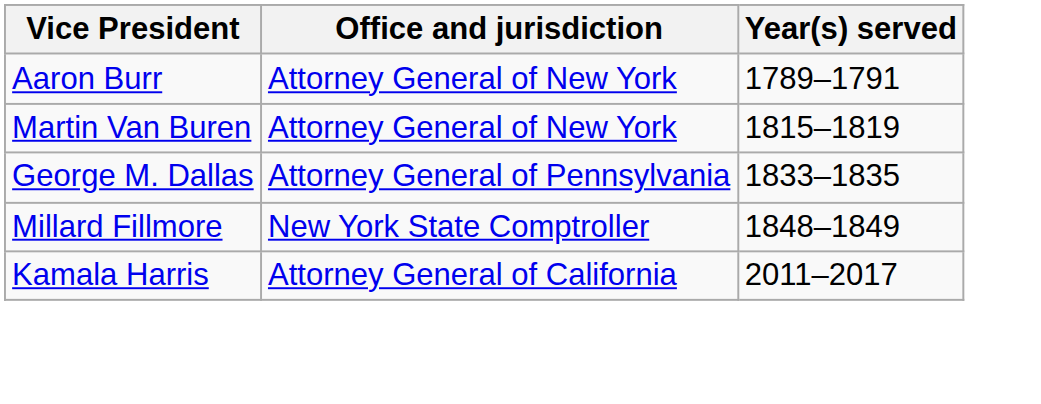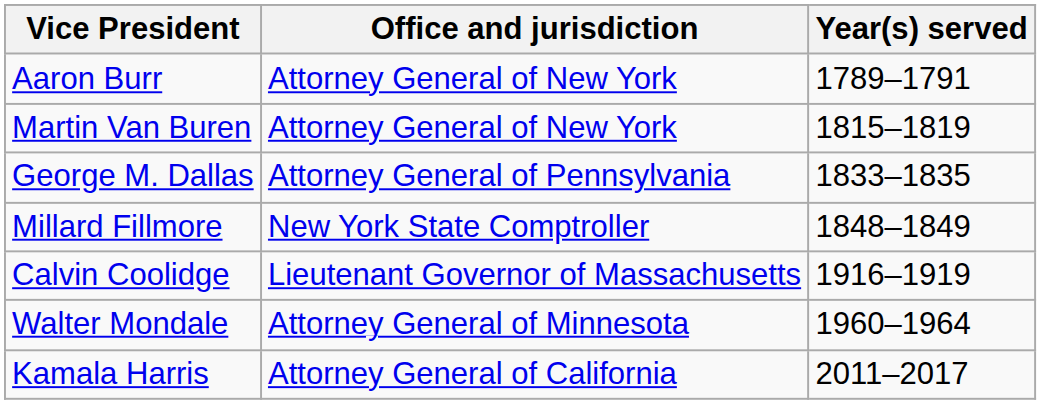+ row: (121, 275)
+ row: (120, 324)
